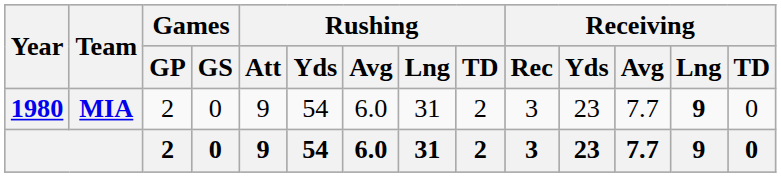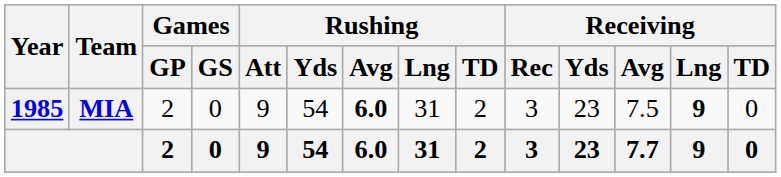(37, 108) 1980 -> (37, 108) 1985
(371, 108) normal -> (371, 108) bold
(642, 108) 7.7 -> (642, 108) 7.5
